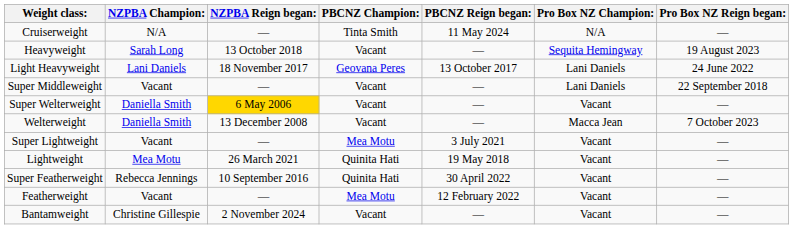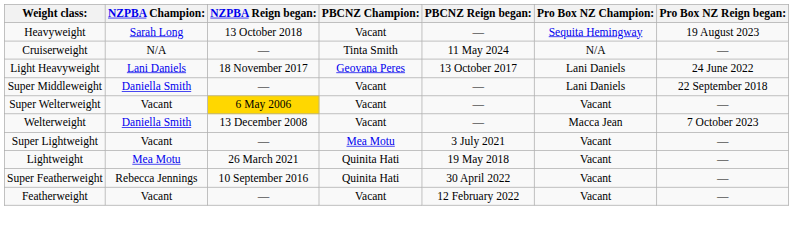rows swapped: (55, 50) <-> (55, 31)
(156, 86) Vacant -> (156, 86) Daniella Smith
(156, 104) Daniella Smith -> (156, 104) Vacant
(371, 196) Mea Motu -> (371, 196) Vacant
- row: (55, 214)
